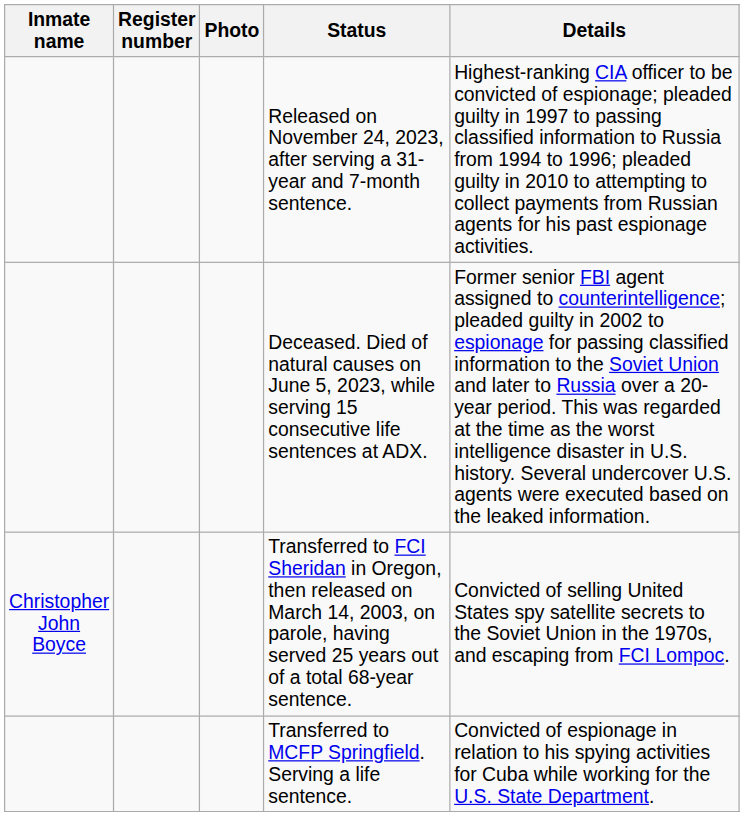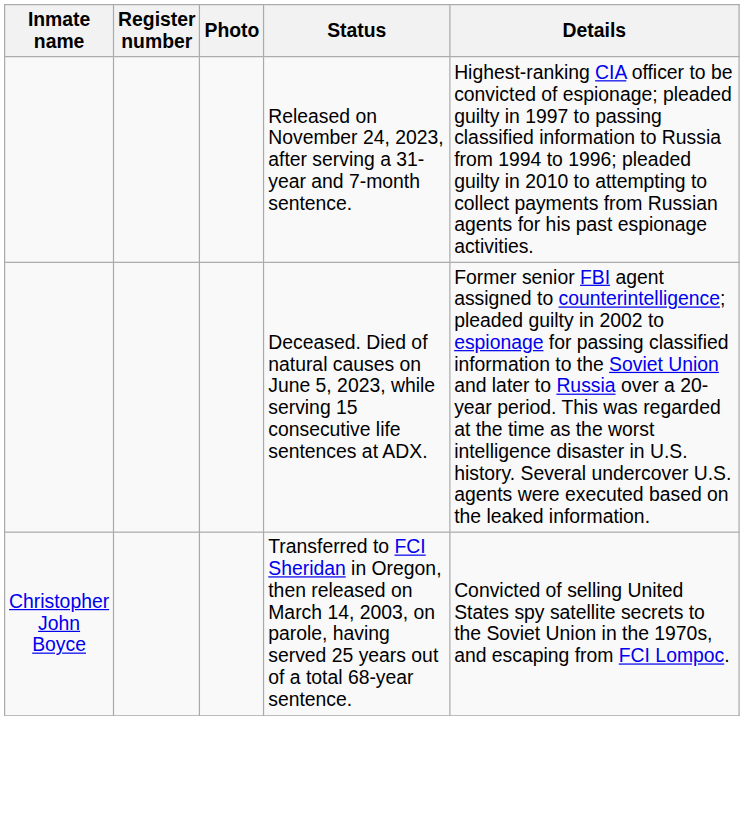- row: (347, 763)
